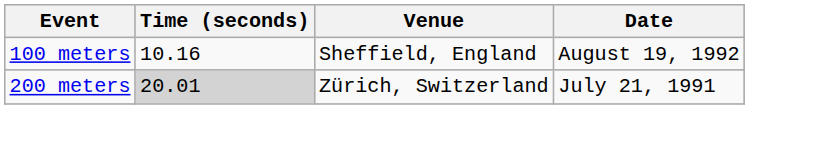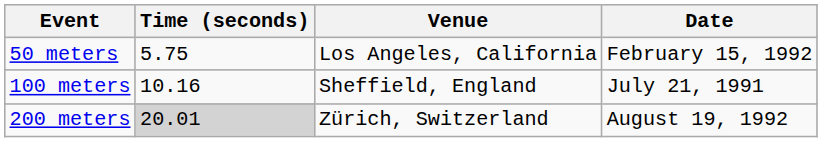+ row: (64, 54)
(649, 54) August 19, 1992 -> (685, 87) July 21, 1991
(637, 87) July 21, 1991 -> (697, 120) August 19, 1992
